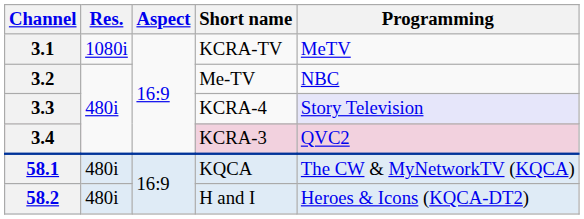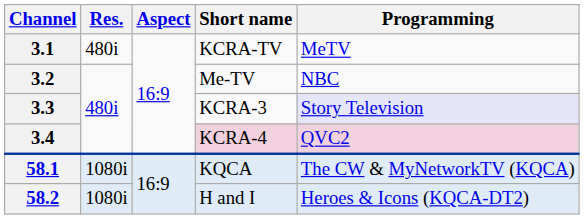(106, 49) 1080i -> (102, 49) 480i
(233, 108) KCRA-4 -> (233, 108) KCRA-3
(233, 138) KCRA-3 -> (233, 138) KCRA-4
(102, 168) 480i -> (106, 168) 1080i
(102, 198) 480i -> (106, 198) 1080i
